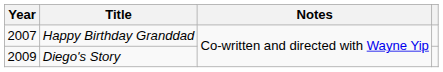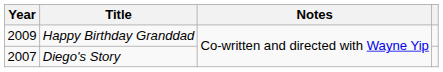(22, 35) 2007 -> (22, 35) 2009
(22, 56) 2009 -> (22, 56) 2007
